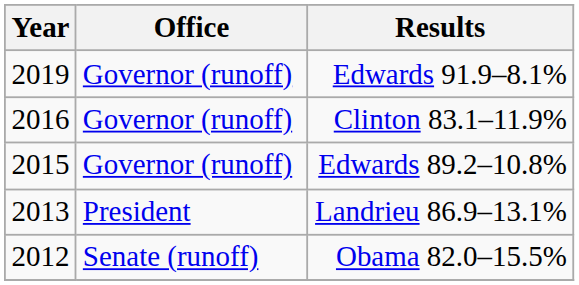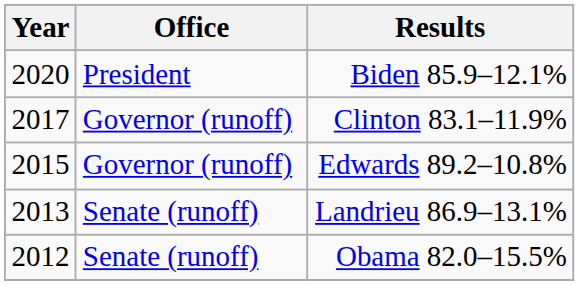+ row: (459, 73)
- row: (450, 73)
(41, 119) 2016 -> (41, 119) 2017
(137, 211) President -> (171, 211) Senate (runoff)
